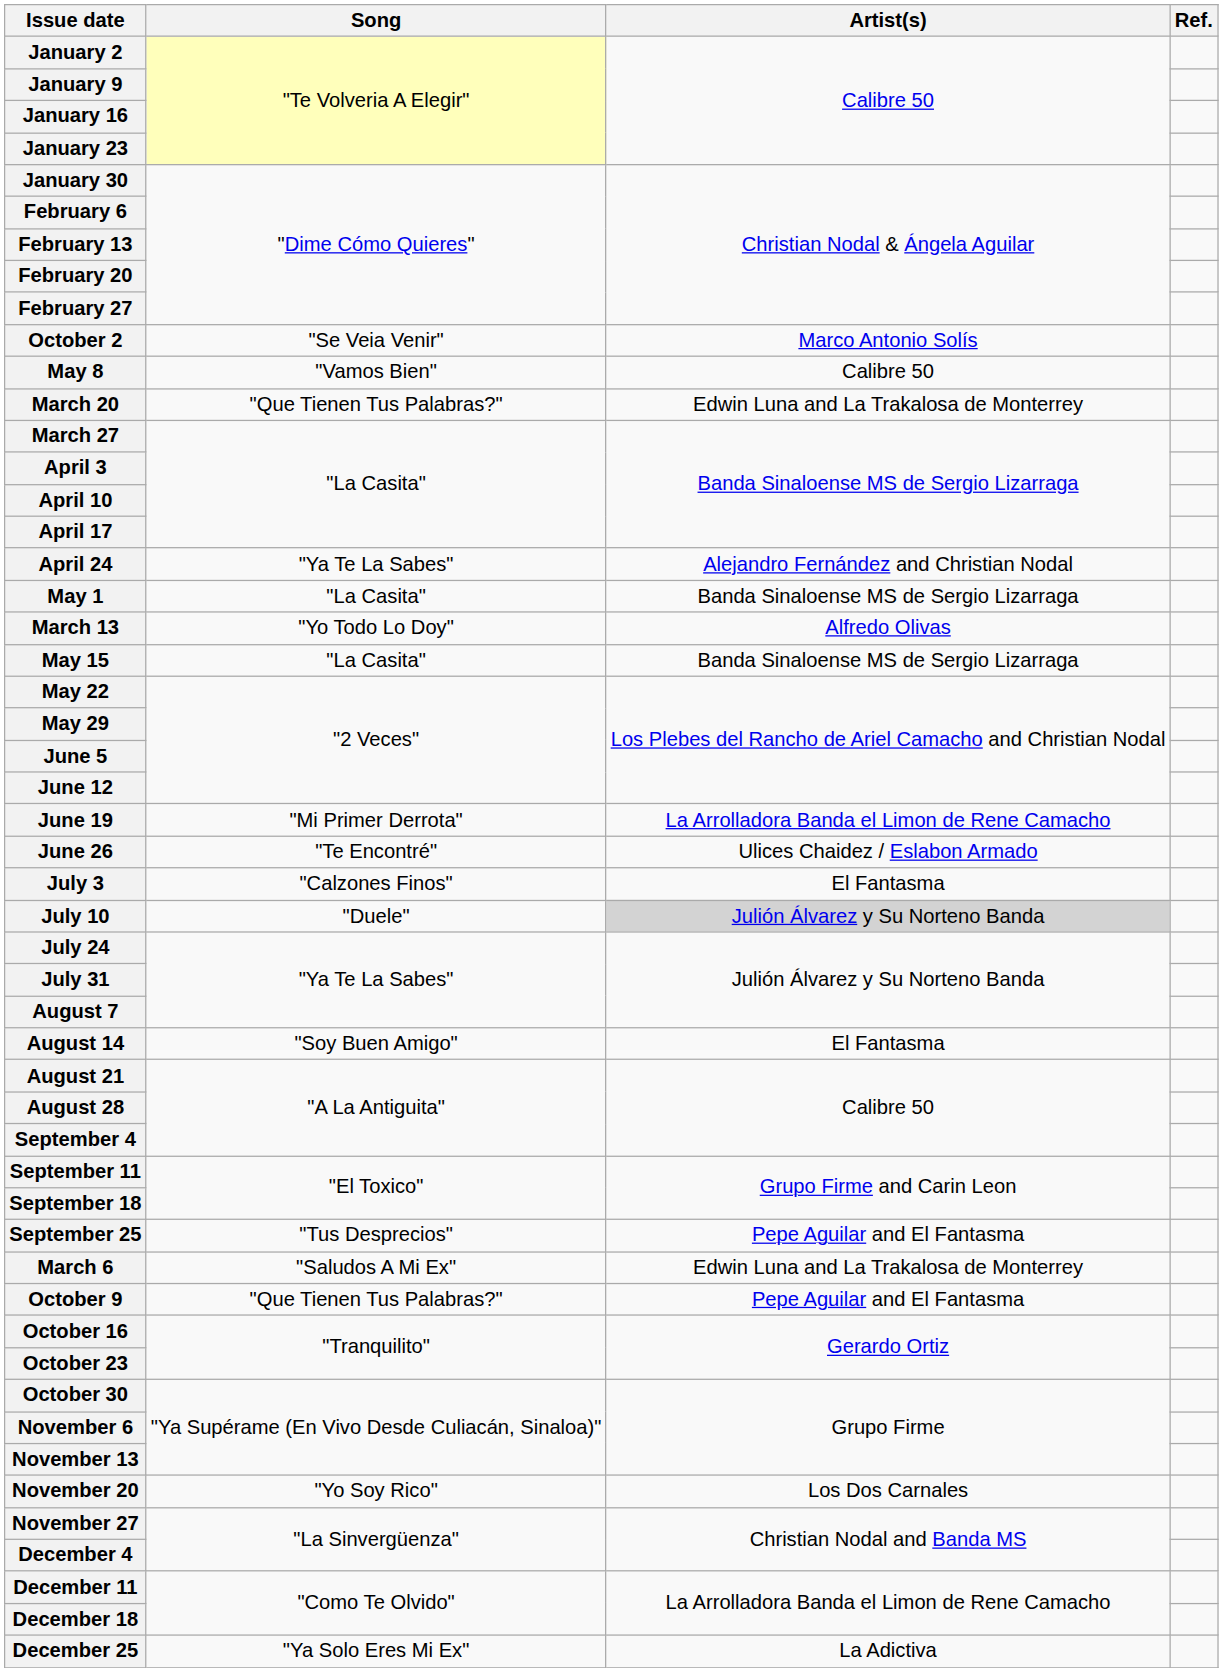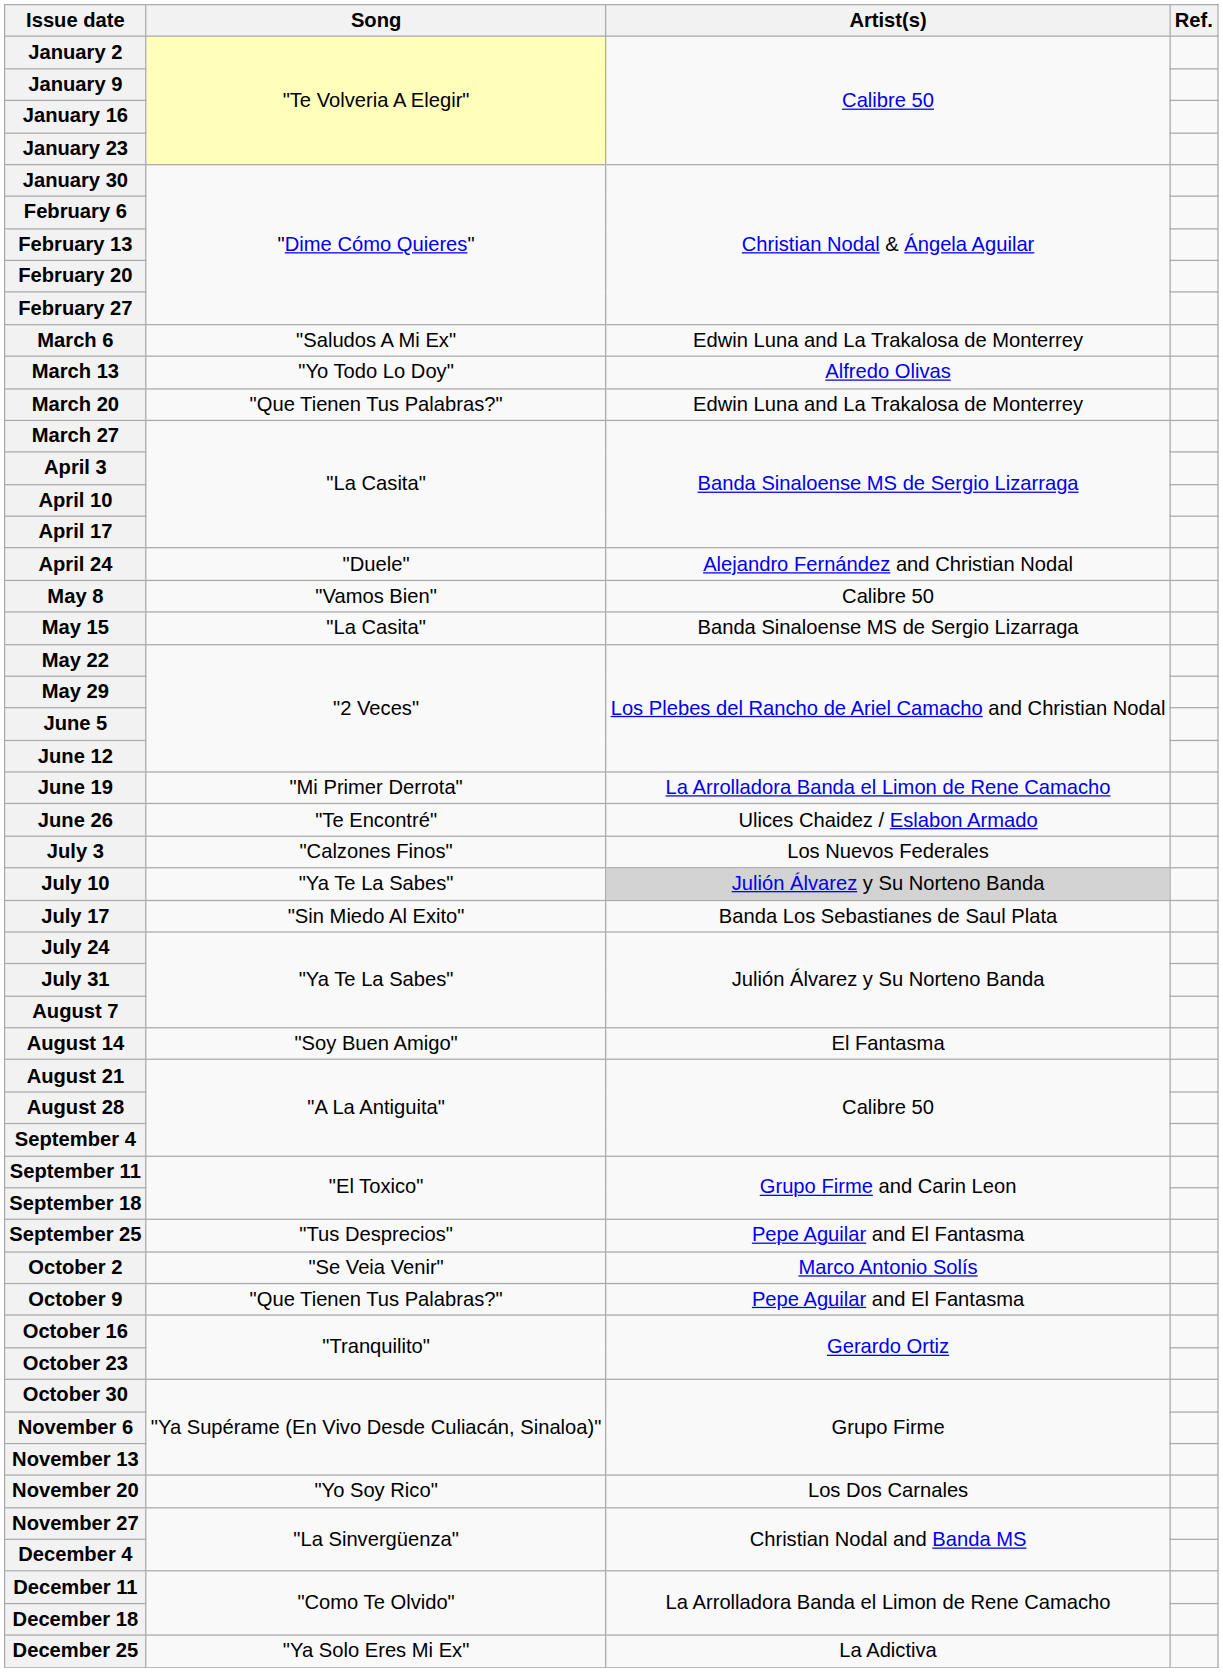rows swapped: (75, 1267) <-> (75, 340)
rows swapped: (75, 627) <-> (75, 372)
(376, 564) "Ya Te La Sabes" -> (376, 564) "Duele"
- row: (75, 595)
(888, 883) El Fantasma -> (888, 851) Los Nuevos Federales
(376, 915) "Duele" -> (376, 883) "Ya Te La Sabes"
+ row: (75, 915)
